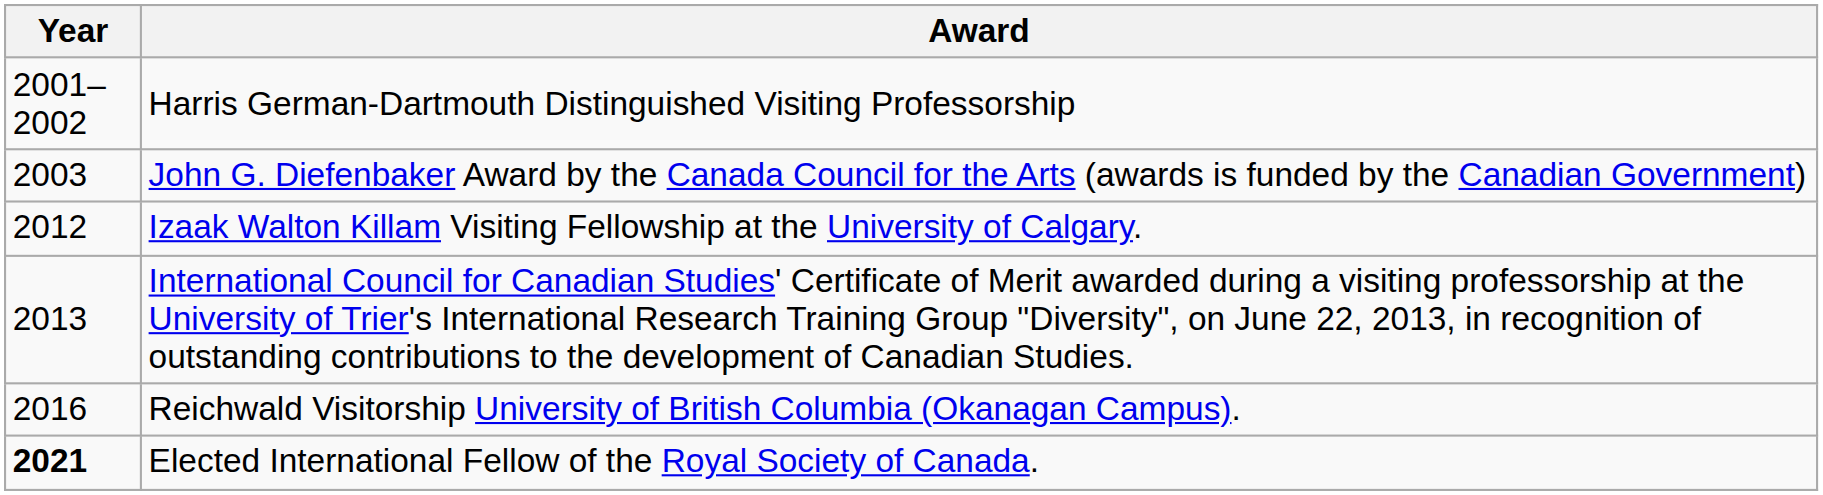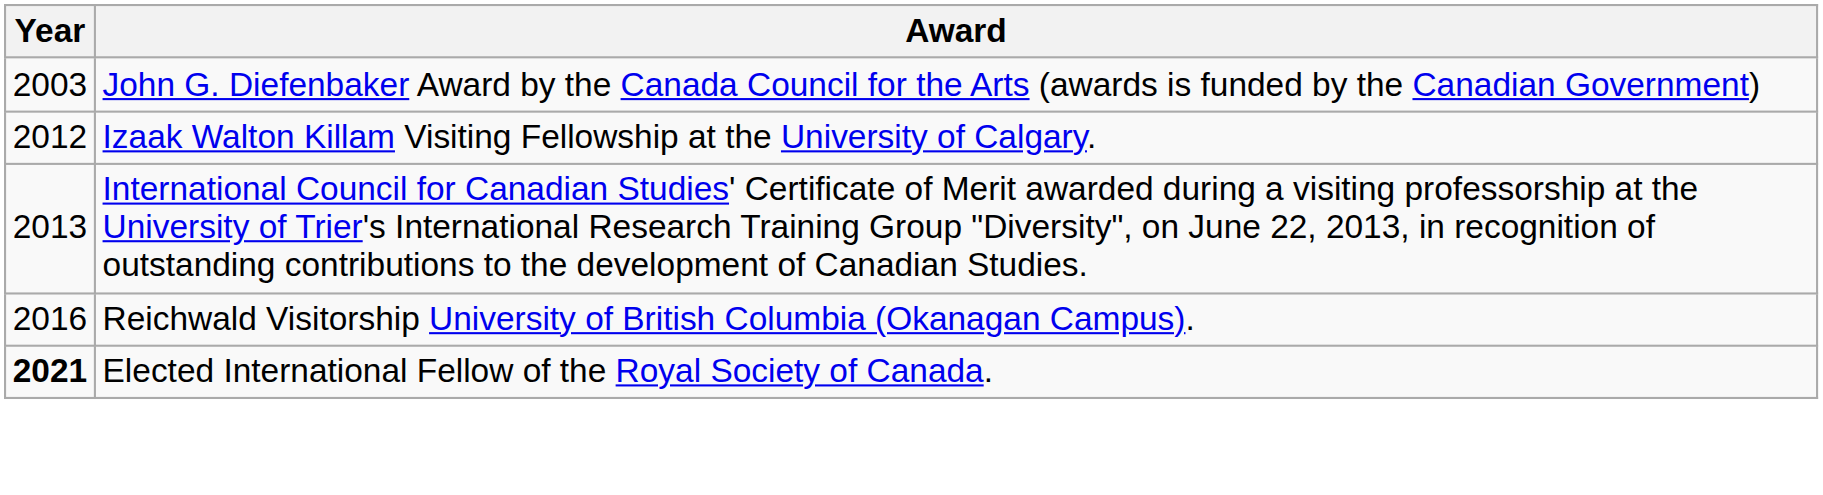- row: (612, 102)
